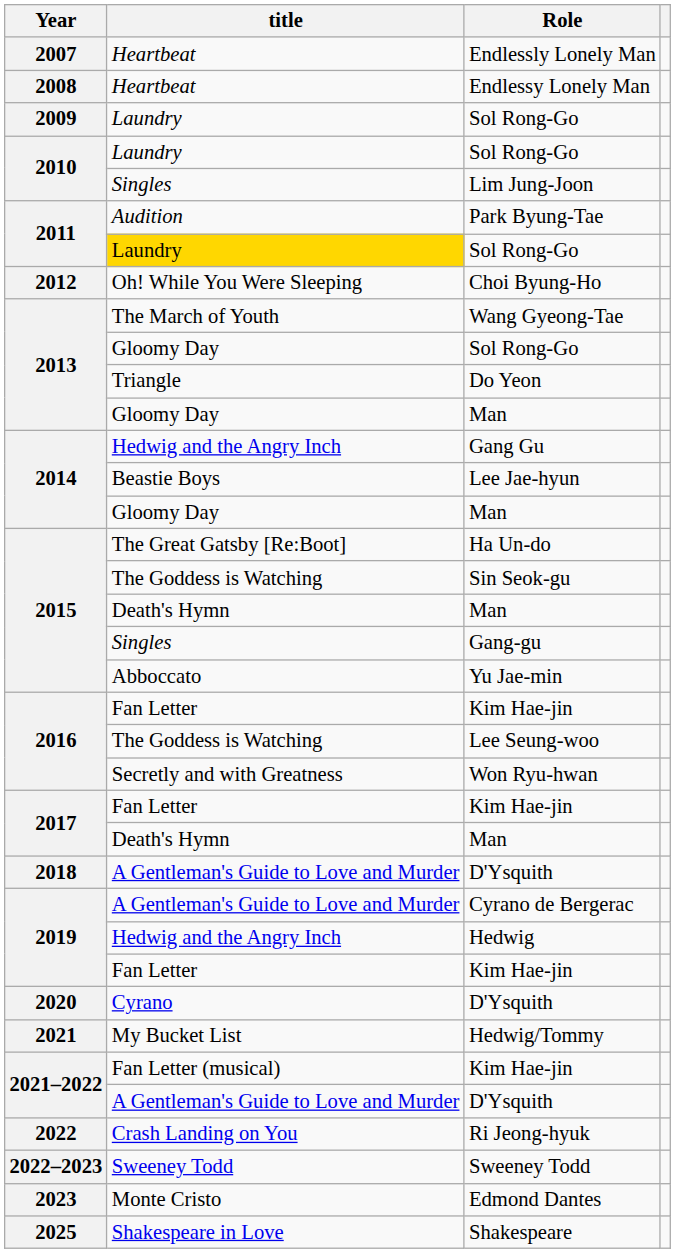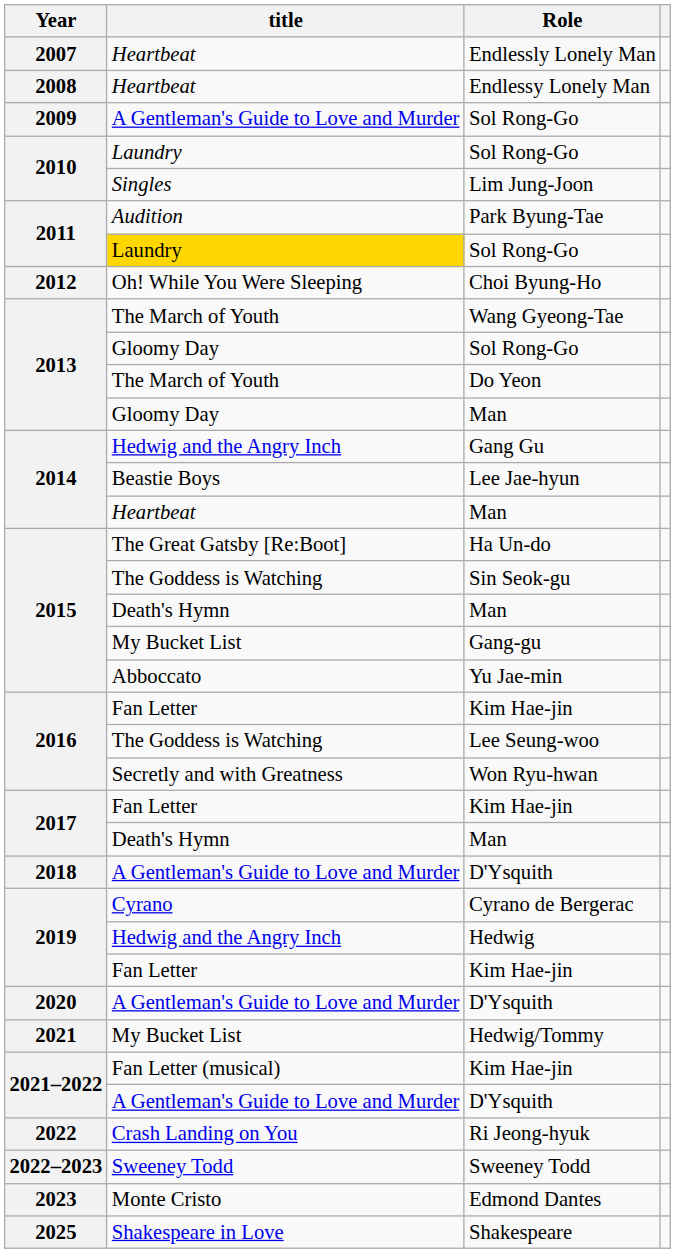(147, 119) Laundry -> (286, 119) A Gentleman's Guide to Love and Murder
(146, 380) Triangle -> (195, 380) The March of Youth
(165, 511) Gloomy Day -> (154, 511) Heartbeat
(142, 642) Singles -> (177, 642) My Bucket List
(286, 904) A Gentleman's Guide to Love and Murder -> (142, 904) Cyrano
(142, 1002) Cyrano -> (286, 1002) A Gentleman's Guide to Love and Murder
